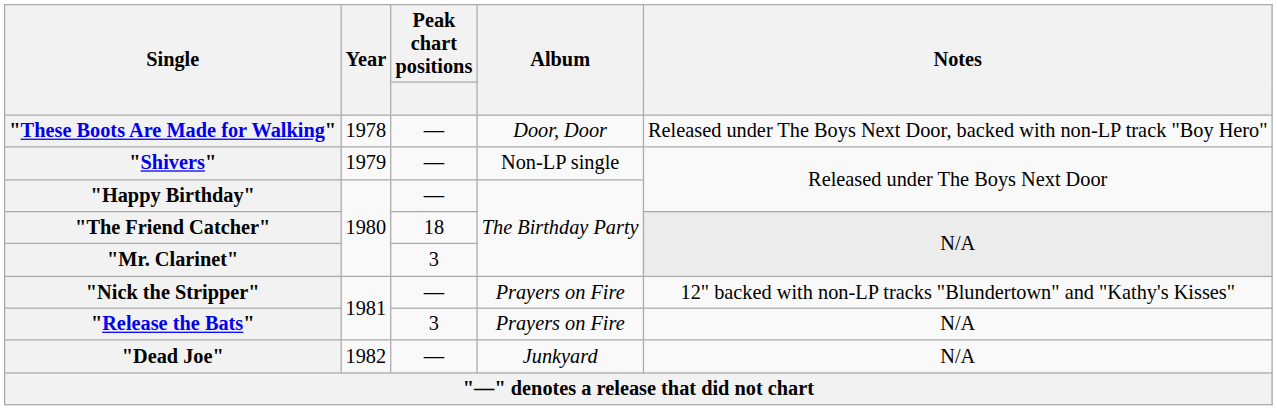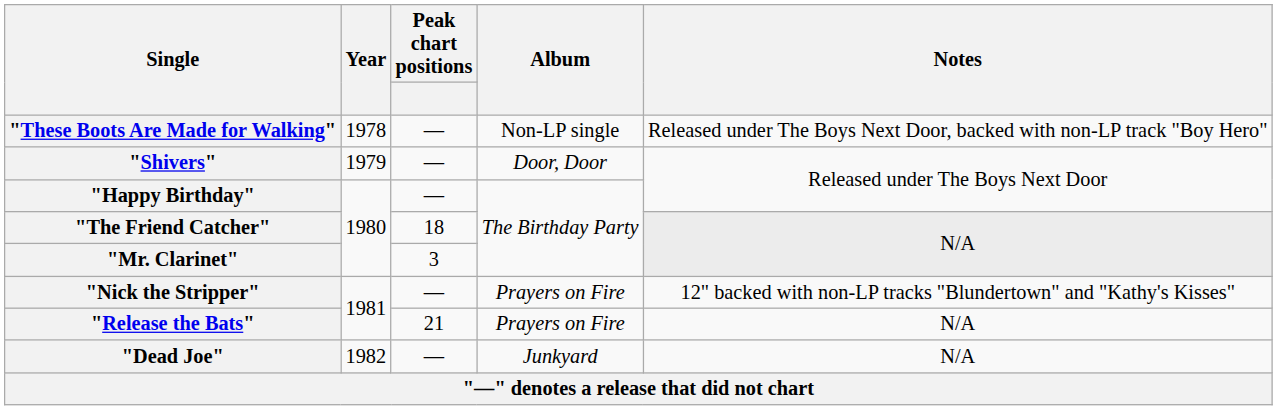(560, 130) Door, Door -> (560, 130) Non-LP single
(560, 163) Non-LP single -> (560, 163) Door, Door
(434, 324) 3 -> (434, 324) 21
